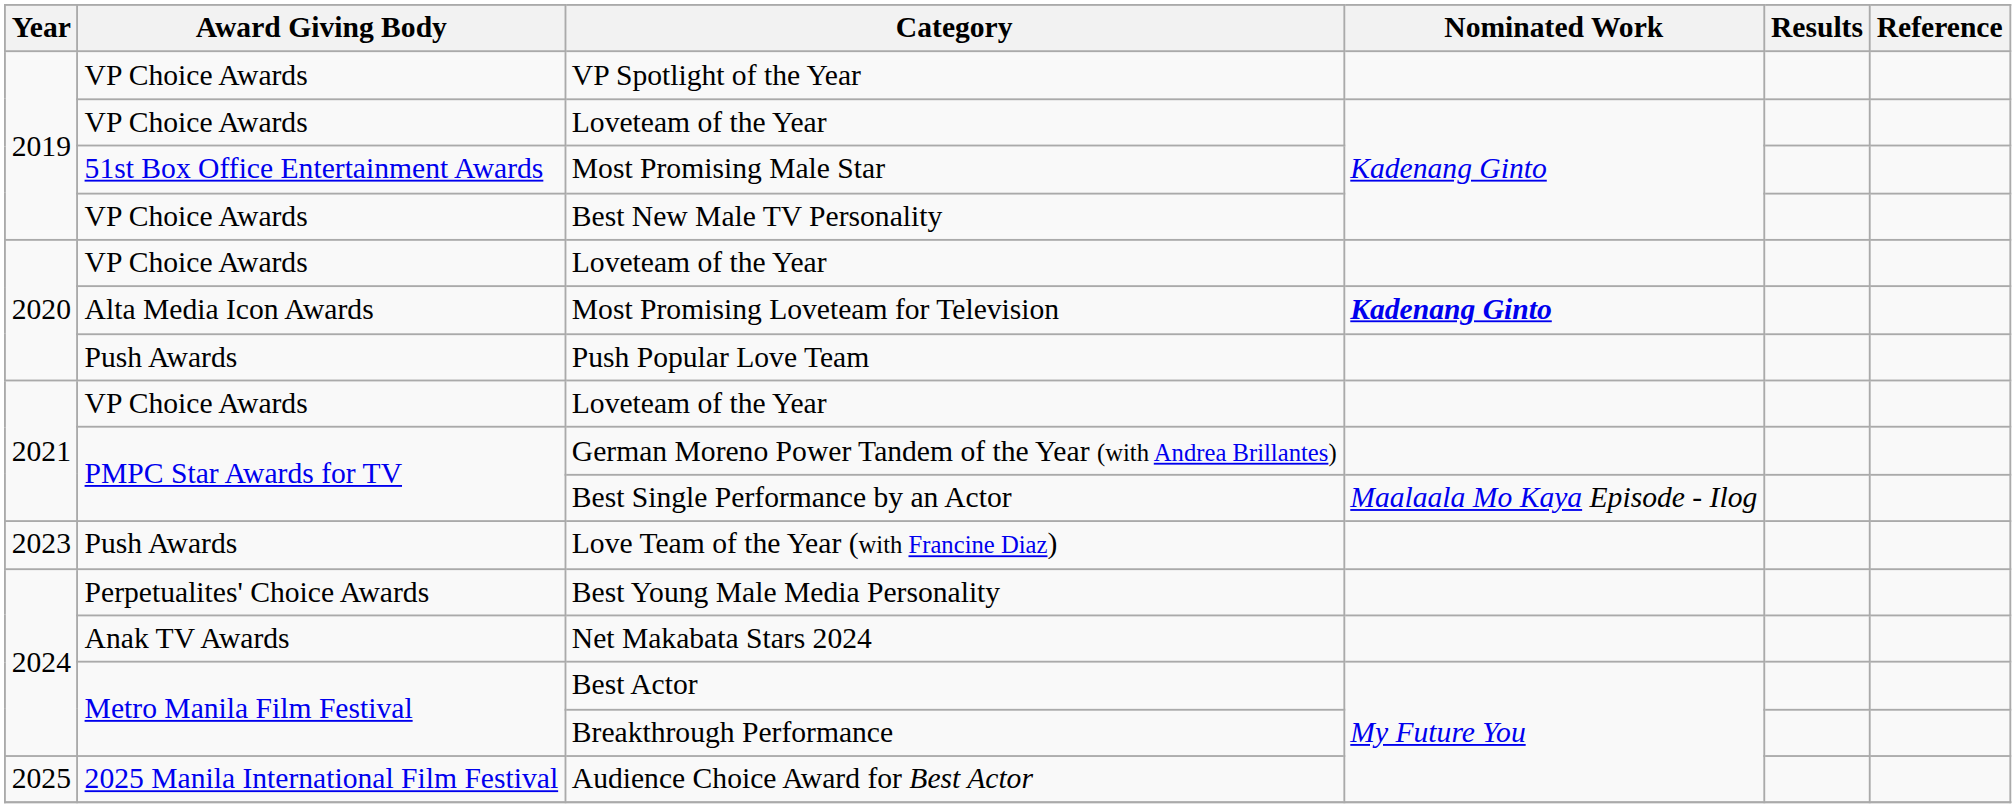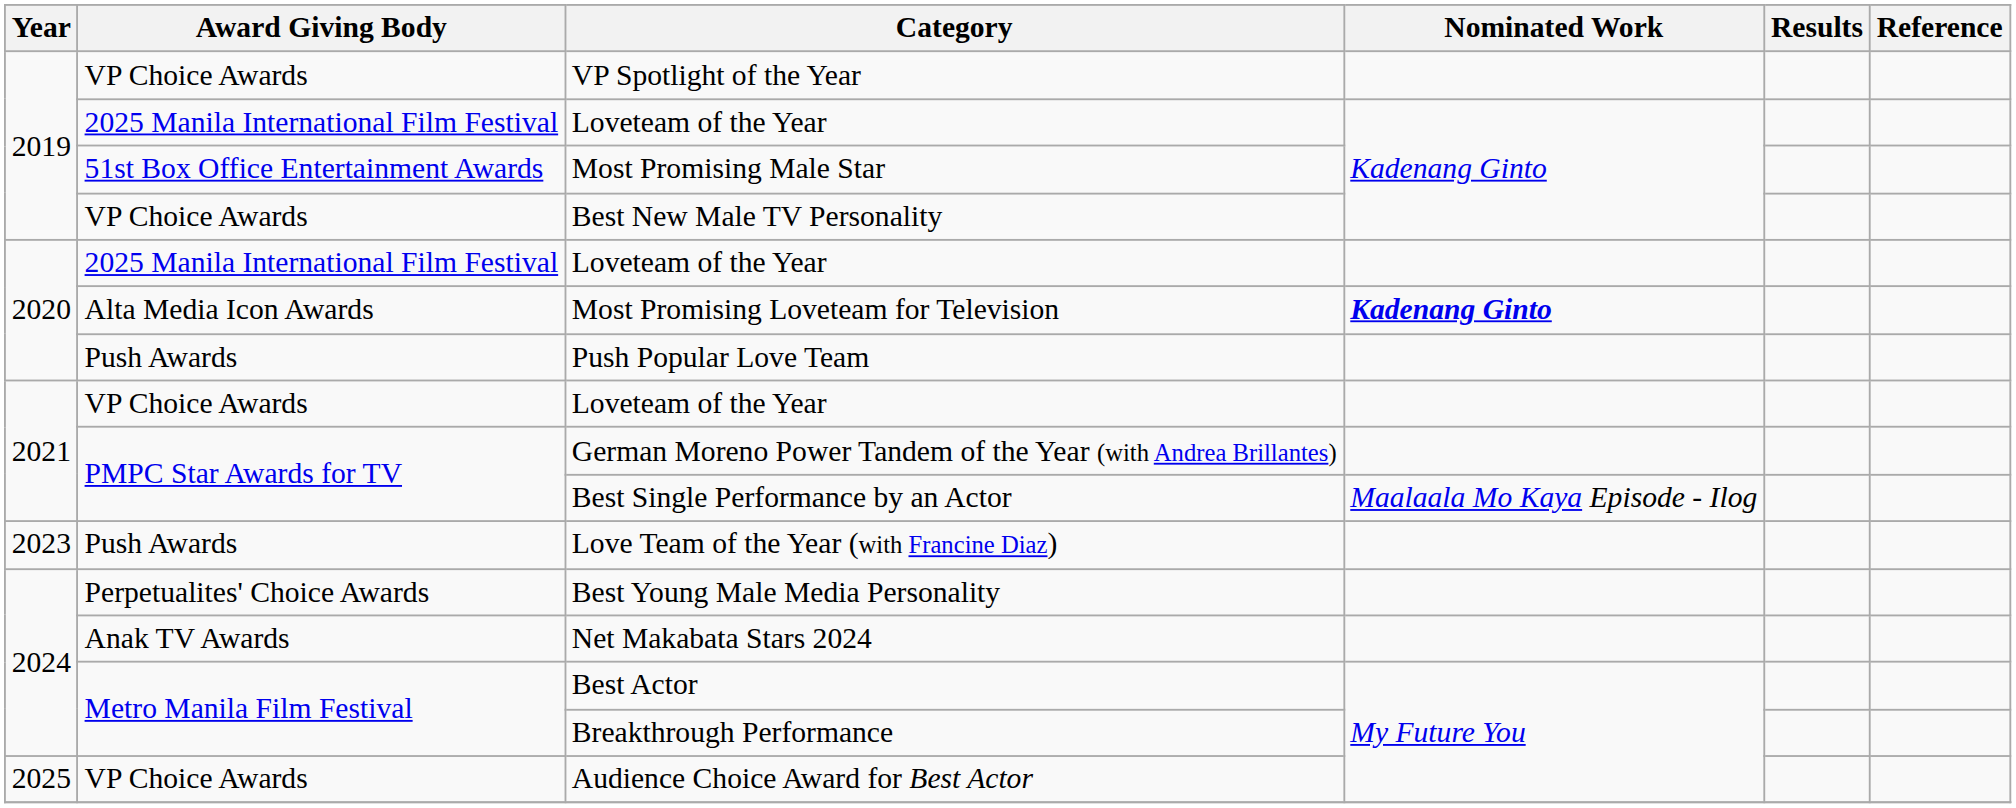(196, 121) VP Choice Awards -> (321, 121) 2025 Manila International Film Festival
(196, 262) VP Choice Awards -> (321, 262) 2025 Manila International Film Festival
(321, 779) 2025 Manila International Film Festival -> (196, 779) VP Choice Awards
